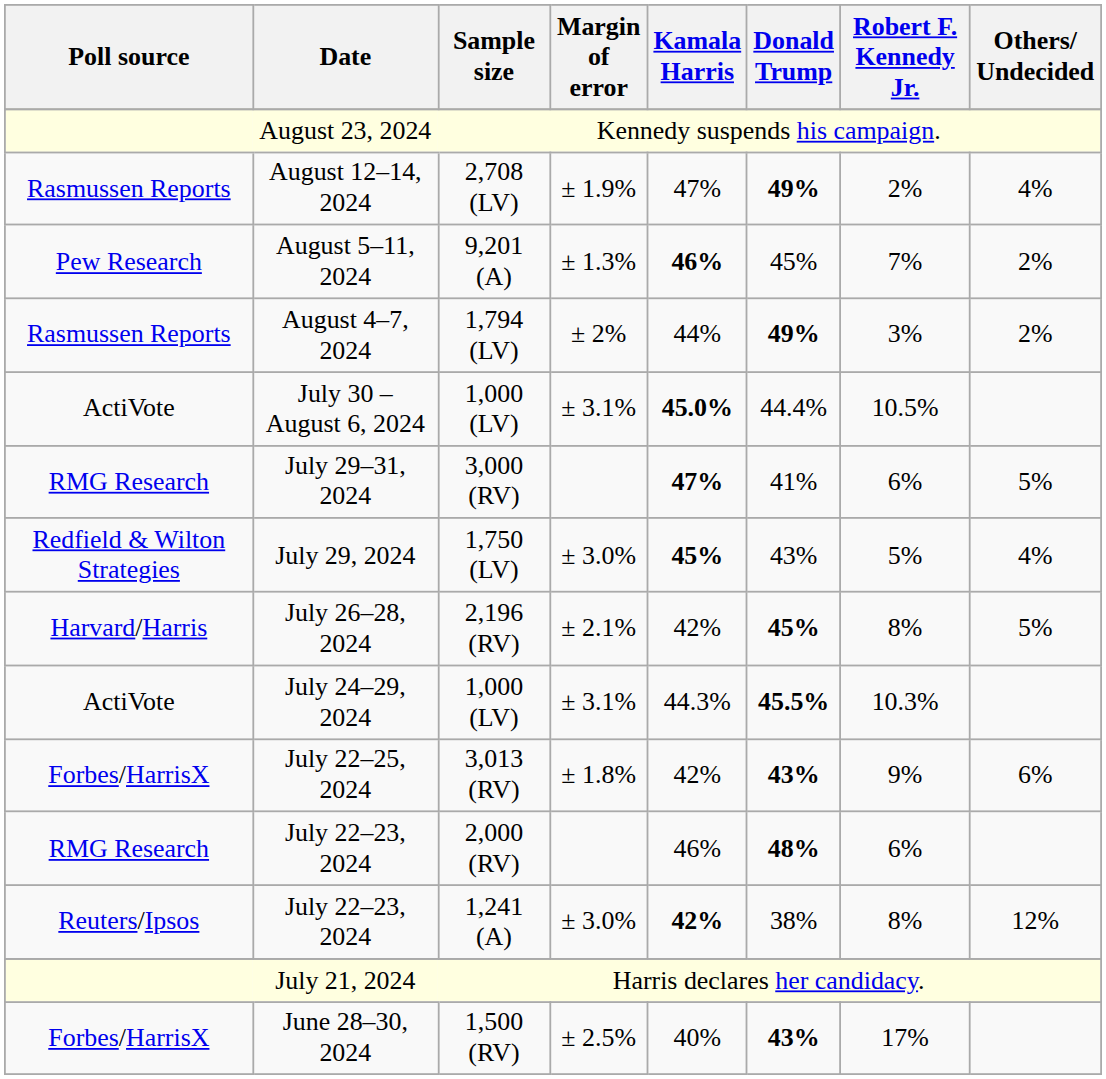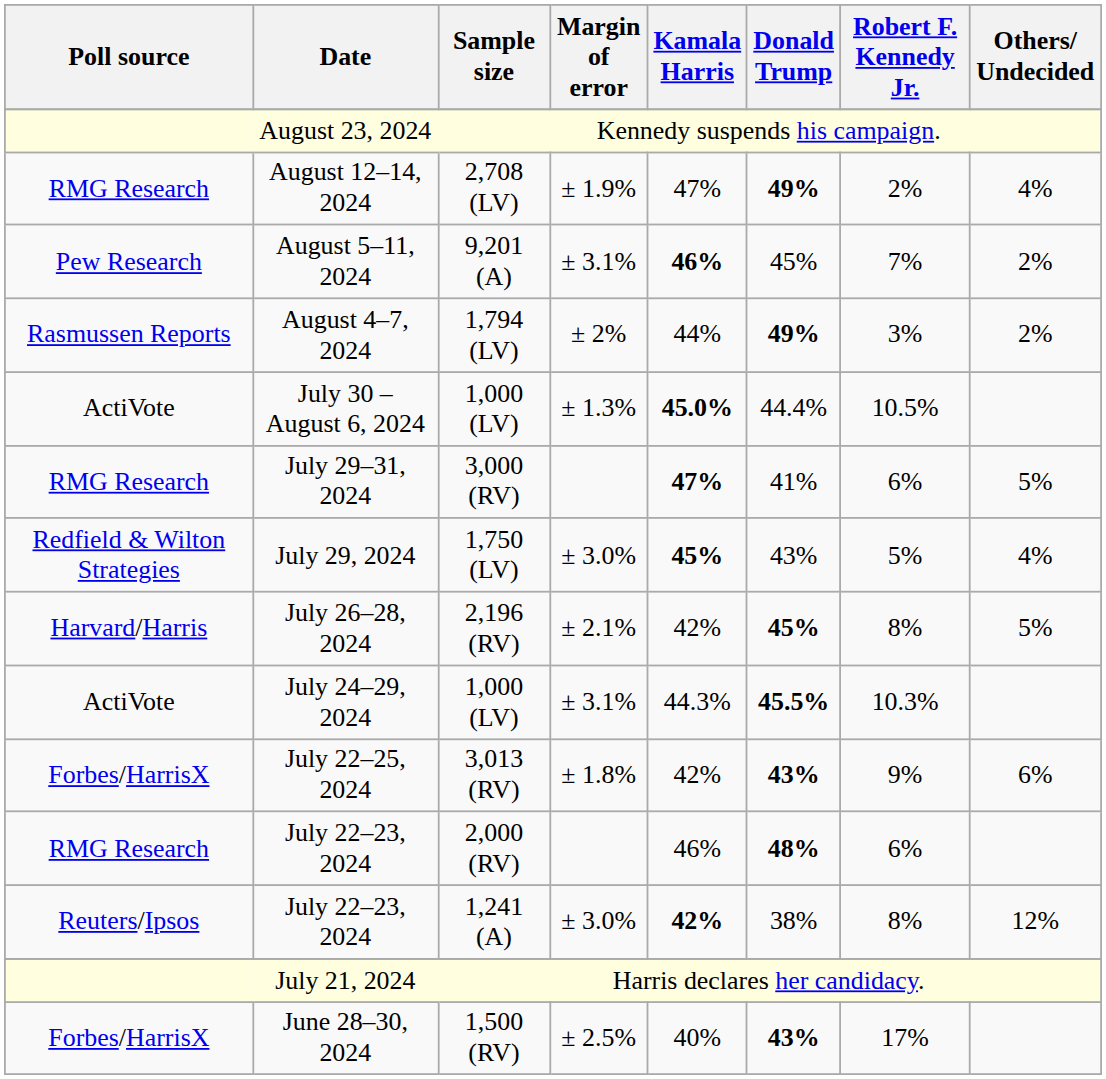(129, 188) Rasmussen Reports -> (129, 188) RMG Research
(599, 261) ± 1.3% -> (599, 261) ± 3.1%
(599, 408) ± 3.1% -> (599, 408) ± 1.3%
